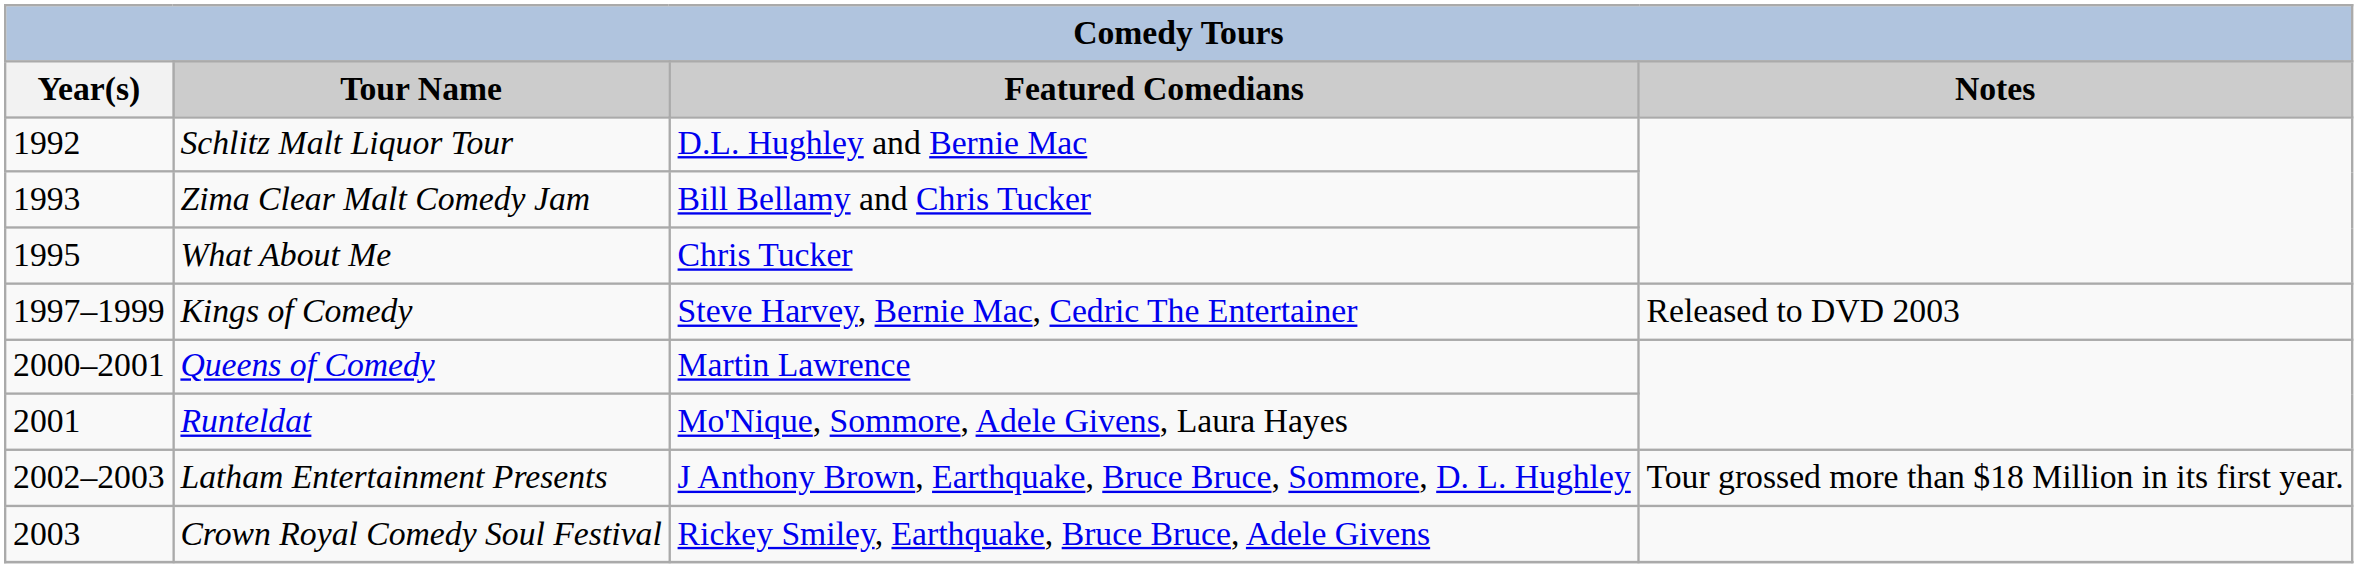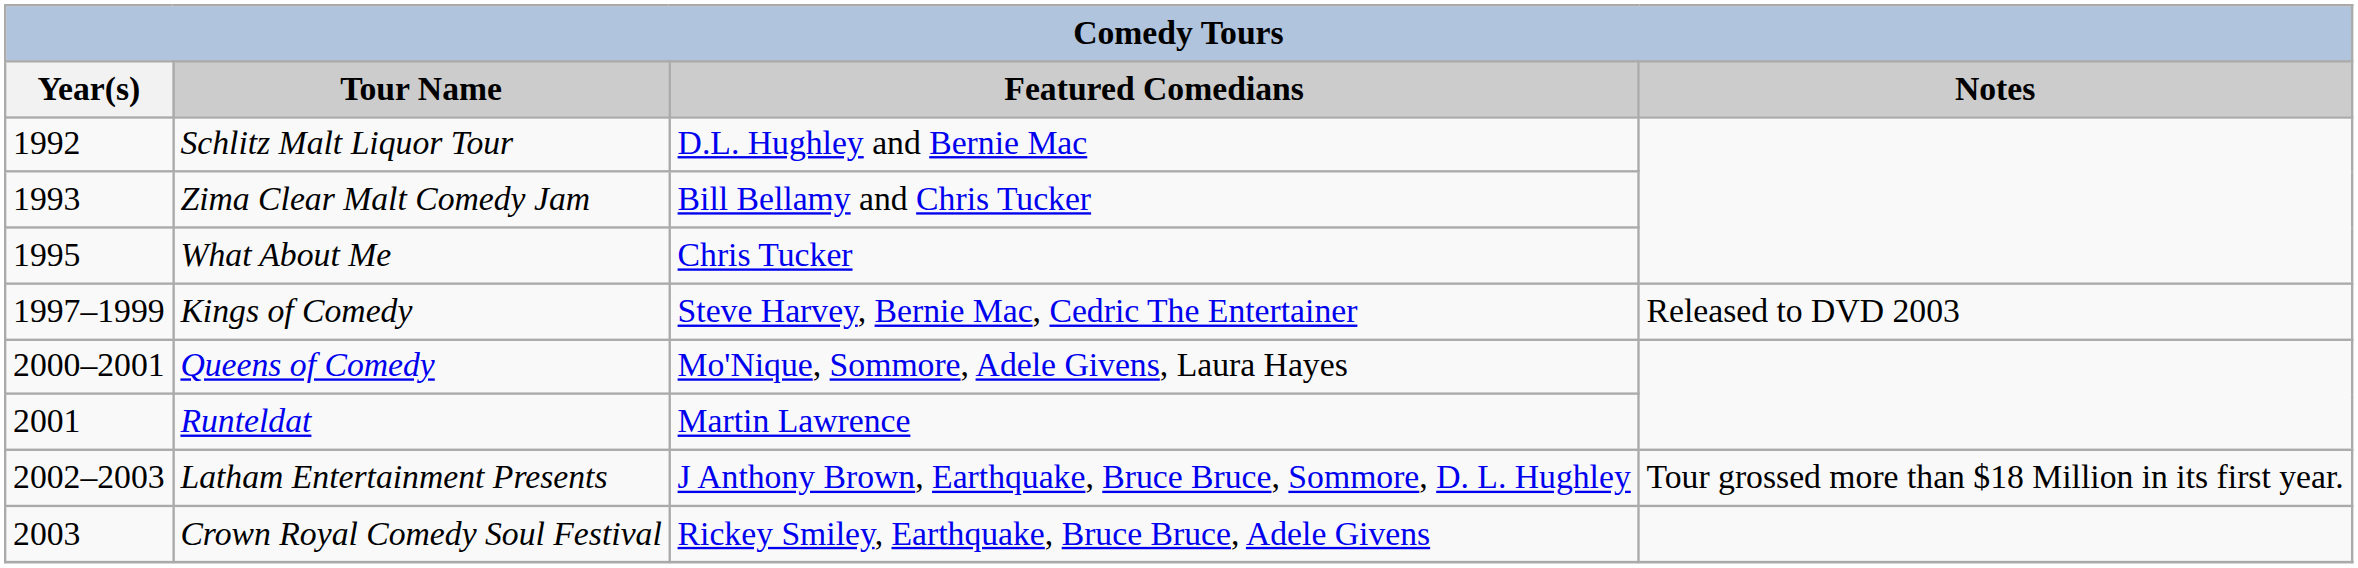(794, 366) Martin Lawrence -> (1013, 366) Mo'Nique, Sommore, Adele Givens, Laura Hayes
(1013, 421) Mo'Nique, Sommore, Adele Givens, Laura Hayes -> (794, 421) Martin Lawrence
